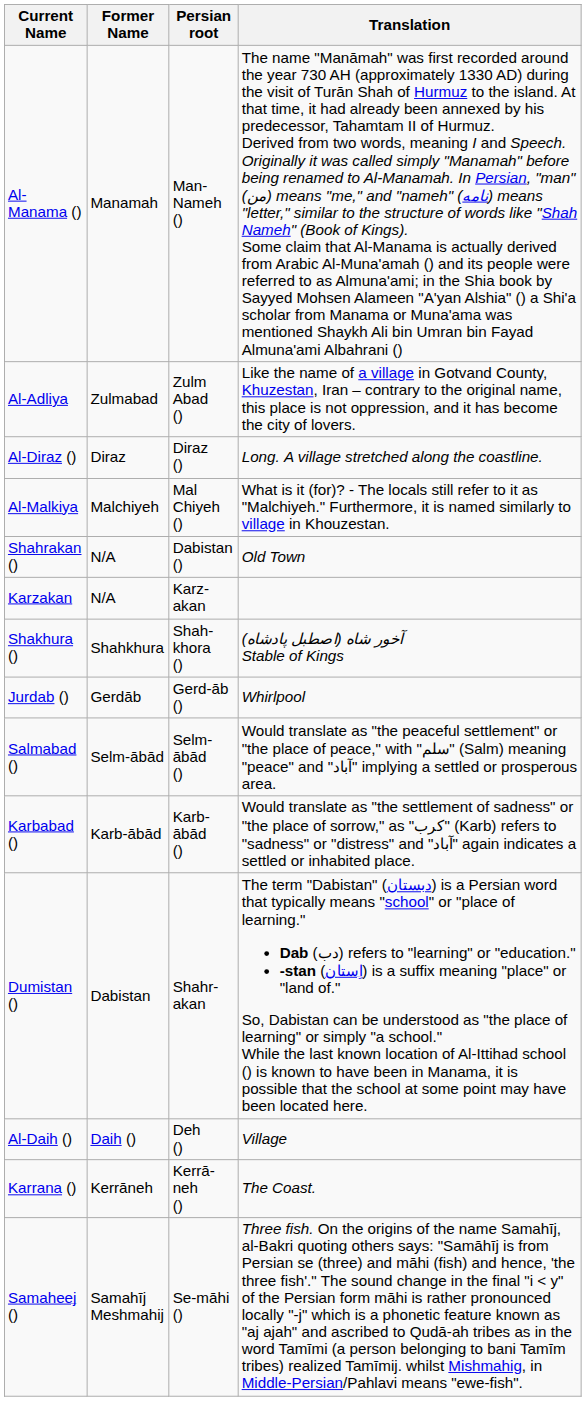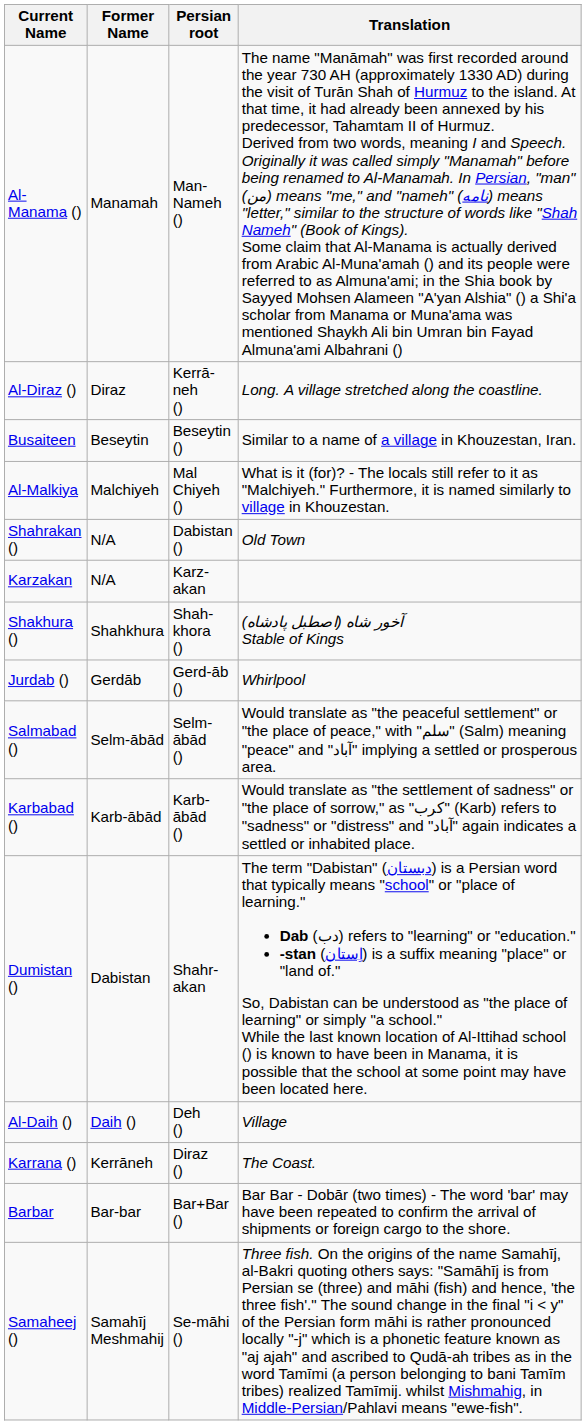- row: (38, 399)
(190, 457) Diraz () -> (194, 390) Kerrā-neh ()
+ row: (42, 440)
(194, 1188) Kerrā-neh () -> (190, 1163) Diraz ()
+ row: (31, 1212)
